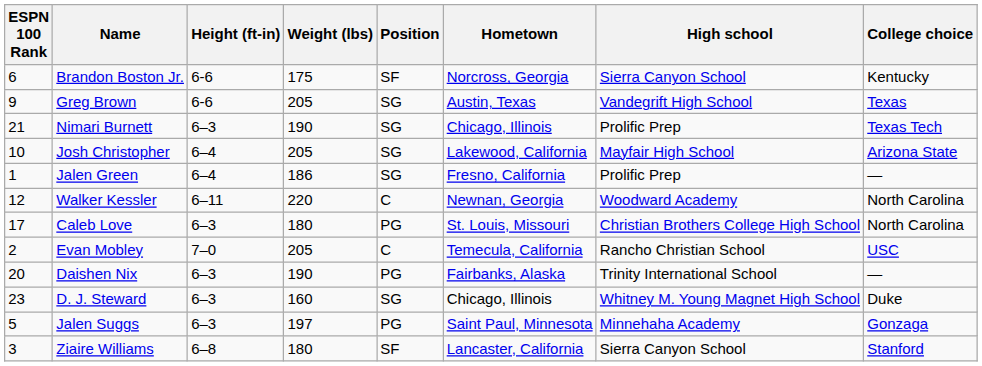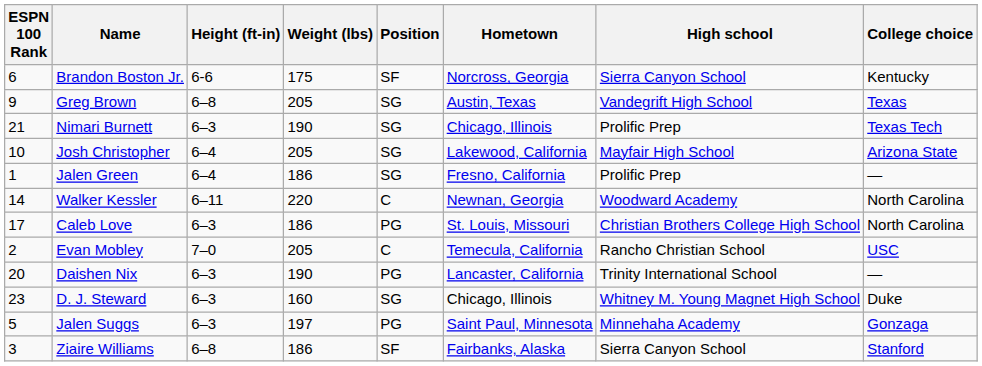(202, 101) 6-6 -> (204, 101) 6–8
(17, 200) 12 -> (17, 200) 14
(300, 225) 180 -> (300, 225) 186
(506, 275) Fairbanks, Alaska -> (515, 275) Lancaster, California
(300, 349) 180 -> (300, 349) 186
(515, 349) Lancaster, California -> (506, 349) Fairbanks, Alaska
